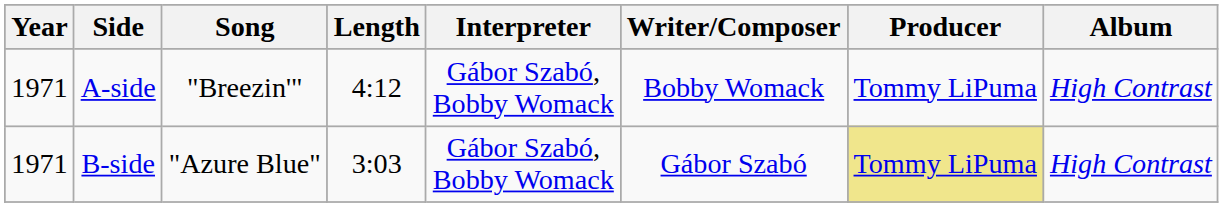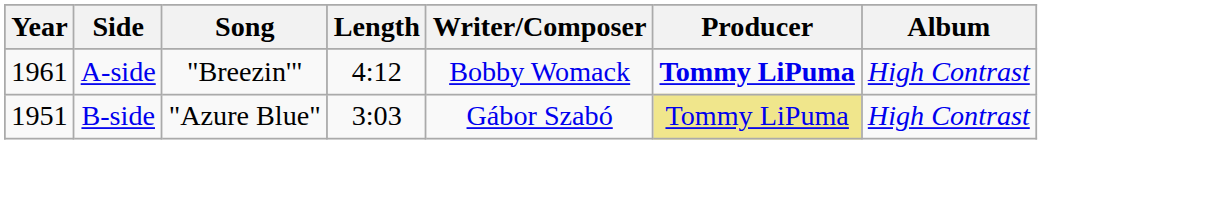- column: (523, 26)
(40, 87) 1971 -> (40, 71) 1961
(945, 87) normal -> (757, 71) bold
(40, 163) 1971 -> (40, 116) 1951
